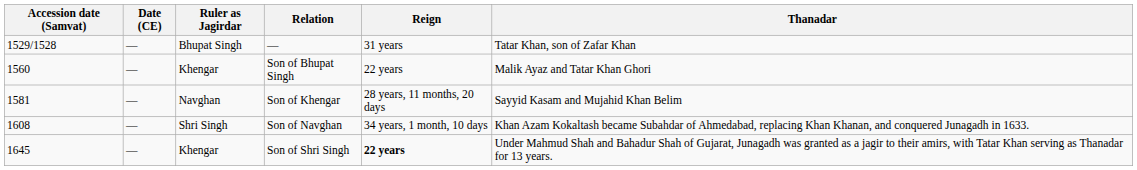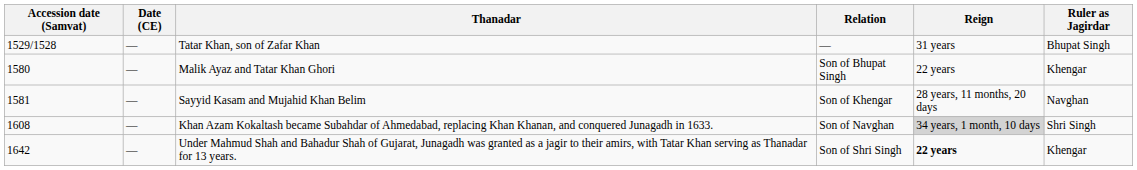columns swapped: (220, 20) <-> (812, 20)
(19, 69) 1560 -> (19, 69) 1580
(426, 125) no background -> (978, 125) lightgrey background
(19, 150) 1645 -> (19, 150) 1642
